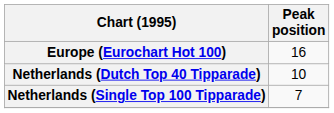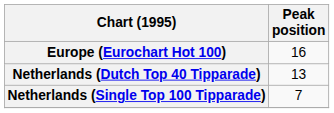(299, 74) 10 -> (299, 74) 13
